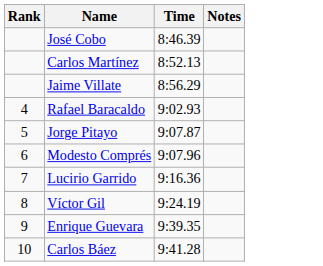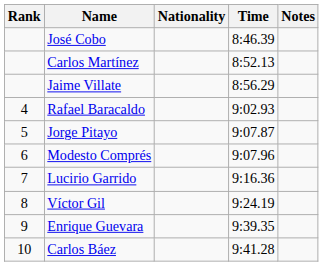+ column: (192, 16)
